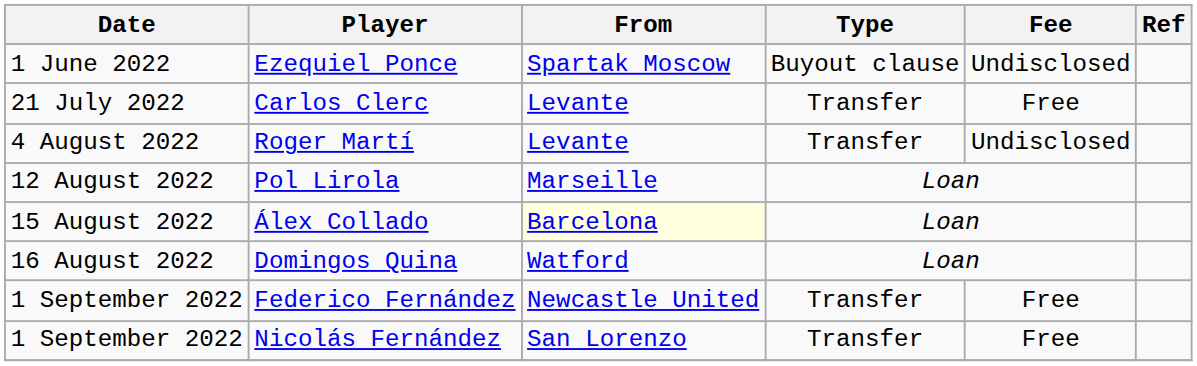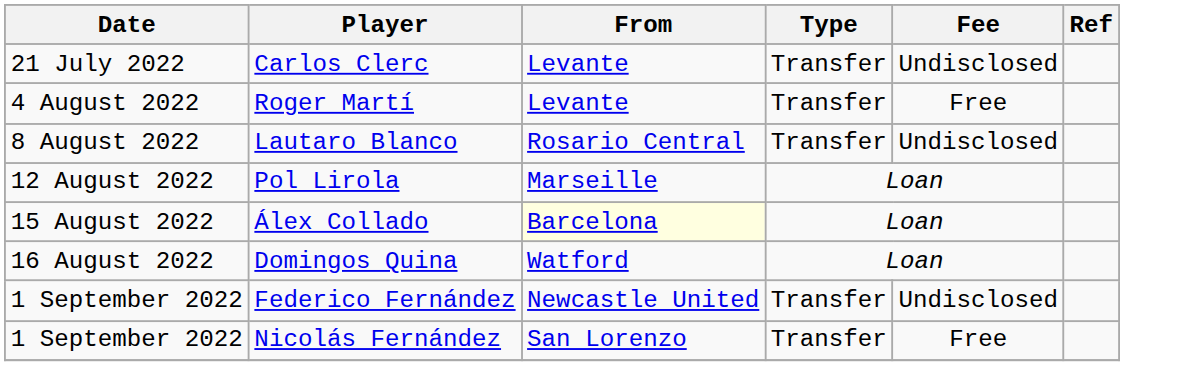- row: (356, 64)
(1051, 103) Free -> (978, 64) Undisclosed
(1051, 143) Undisclosed -> (978, 103) Free
+ row: (356, 143)
(1051, 300) Free -> (978, 300) Undisclosed
